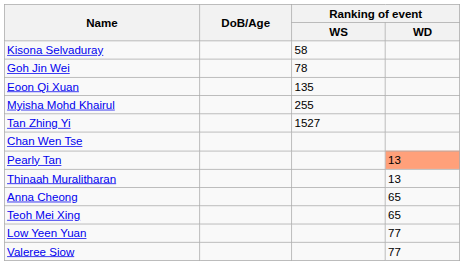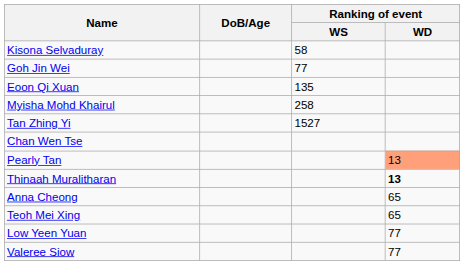(301, 69) 78 -> (301, 69) 77
(304, 105) 255 -> (304, 105) 258
(395, 178) normal -> (395, 178) bold
